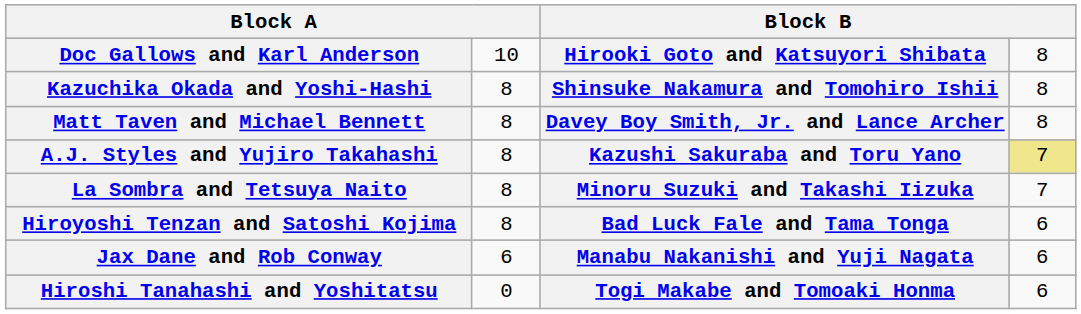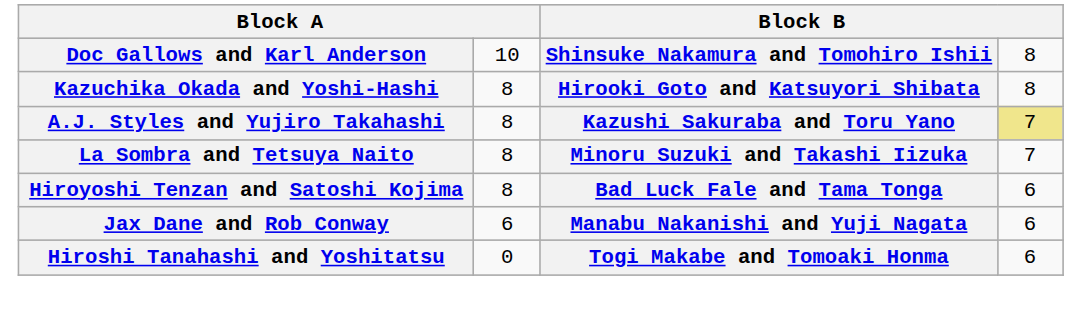(775, 55) Hirooki Goto and Katsuyori Shibata -> (769, 55) Shinsuke Nakamura and Tomohiro Ishii
(775, 89) Shinsuke Nakamura and Tomohiro Ishii -> (769, 89) Hirooki Goto and Katsuyori Shibata
- row: (239, 123)
